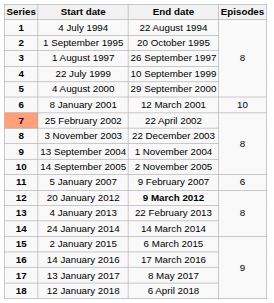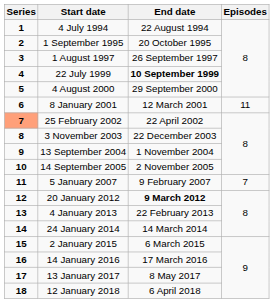(173, 74) normal -> (175, 74) bold
(243, 105) 10 -> (245, 105) 11
(243, 182) 6 -> (245, 182) 7
